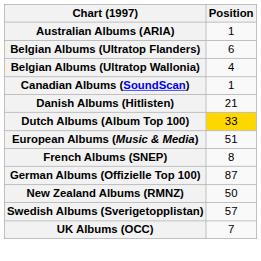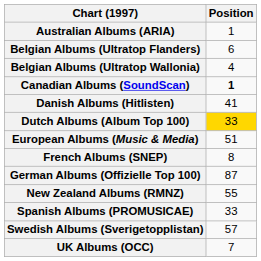(231, 85) normal -> (231, 85) bold
(231, 103) 21 -> (231, 103) 41
(231, 193) 50 -> (231, 193) 55
+ row: (105, 211)
